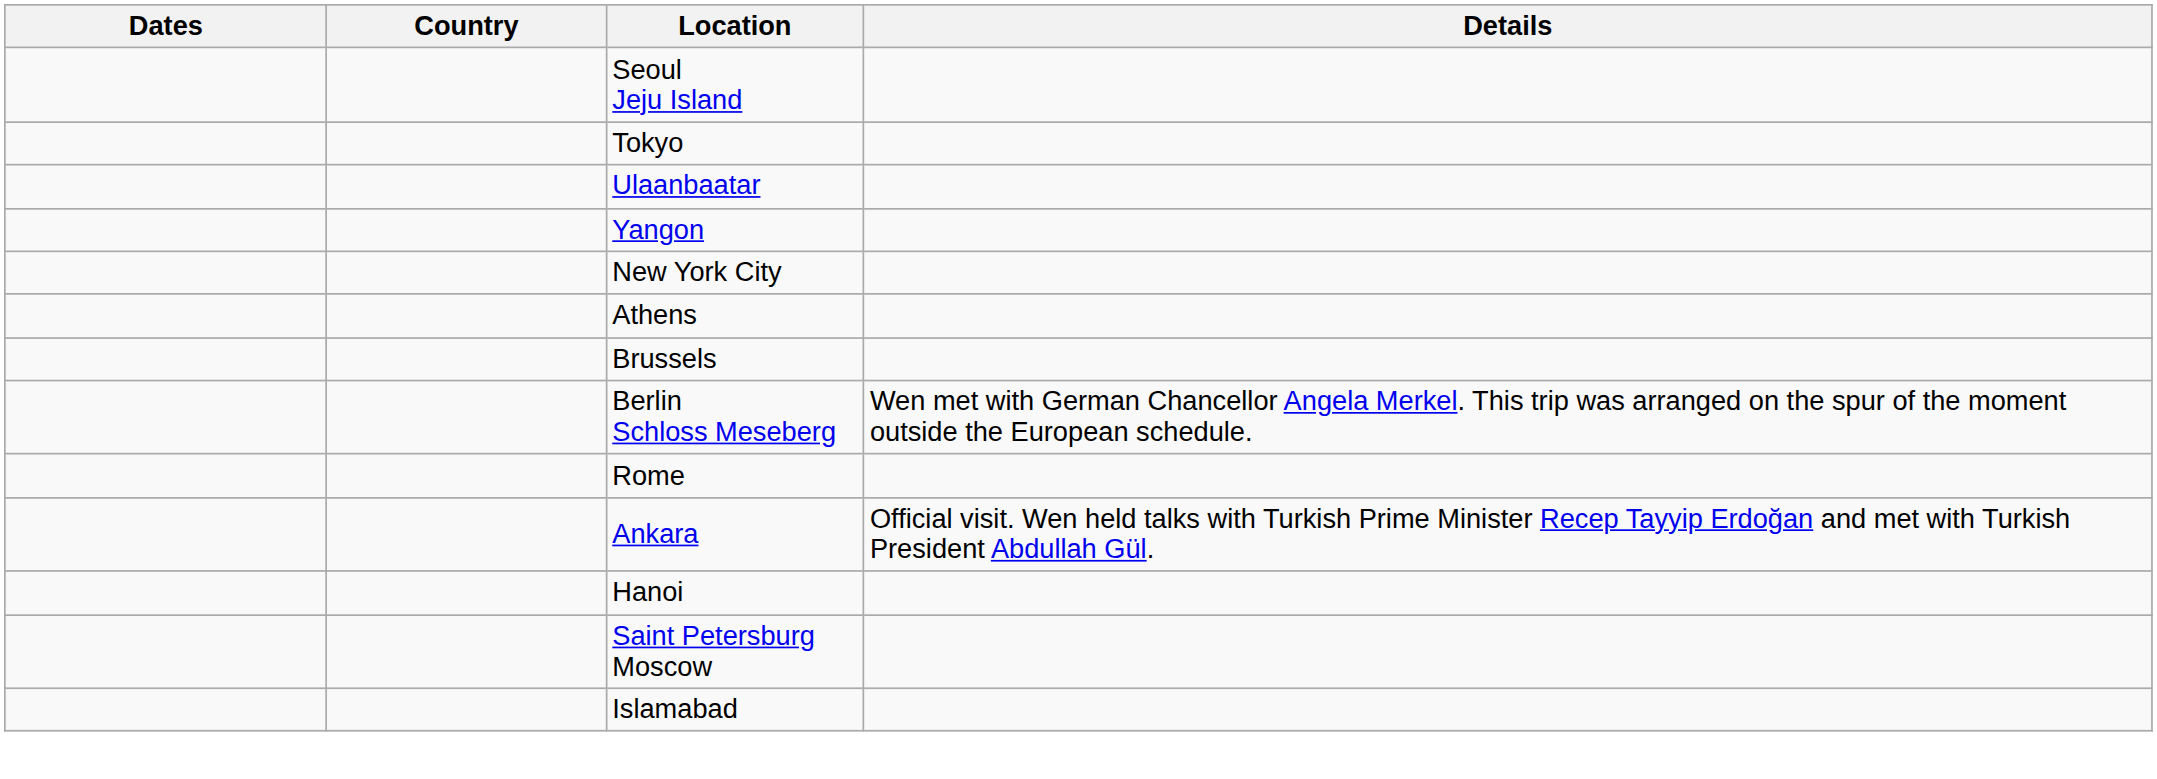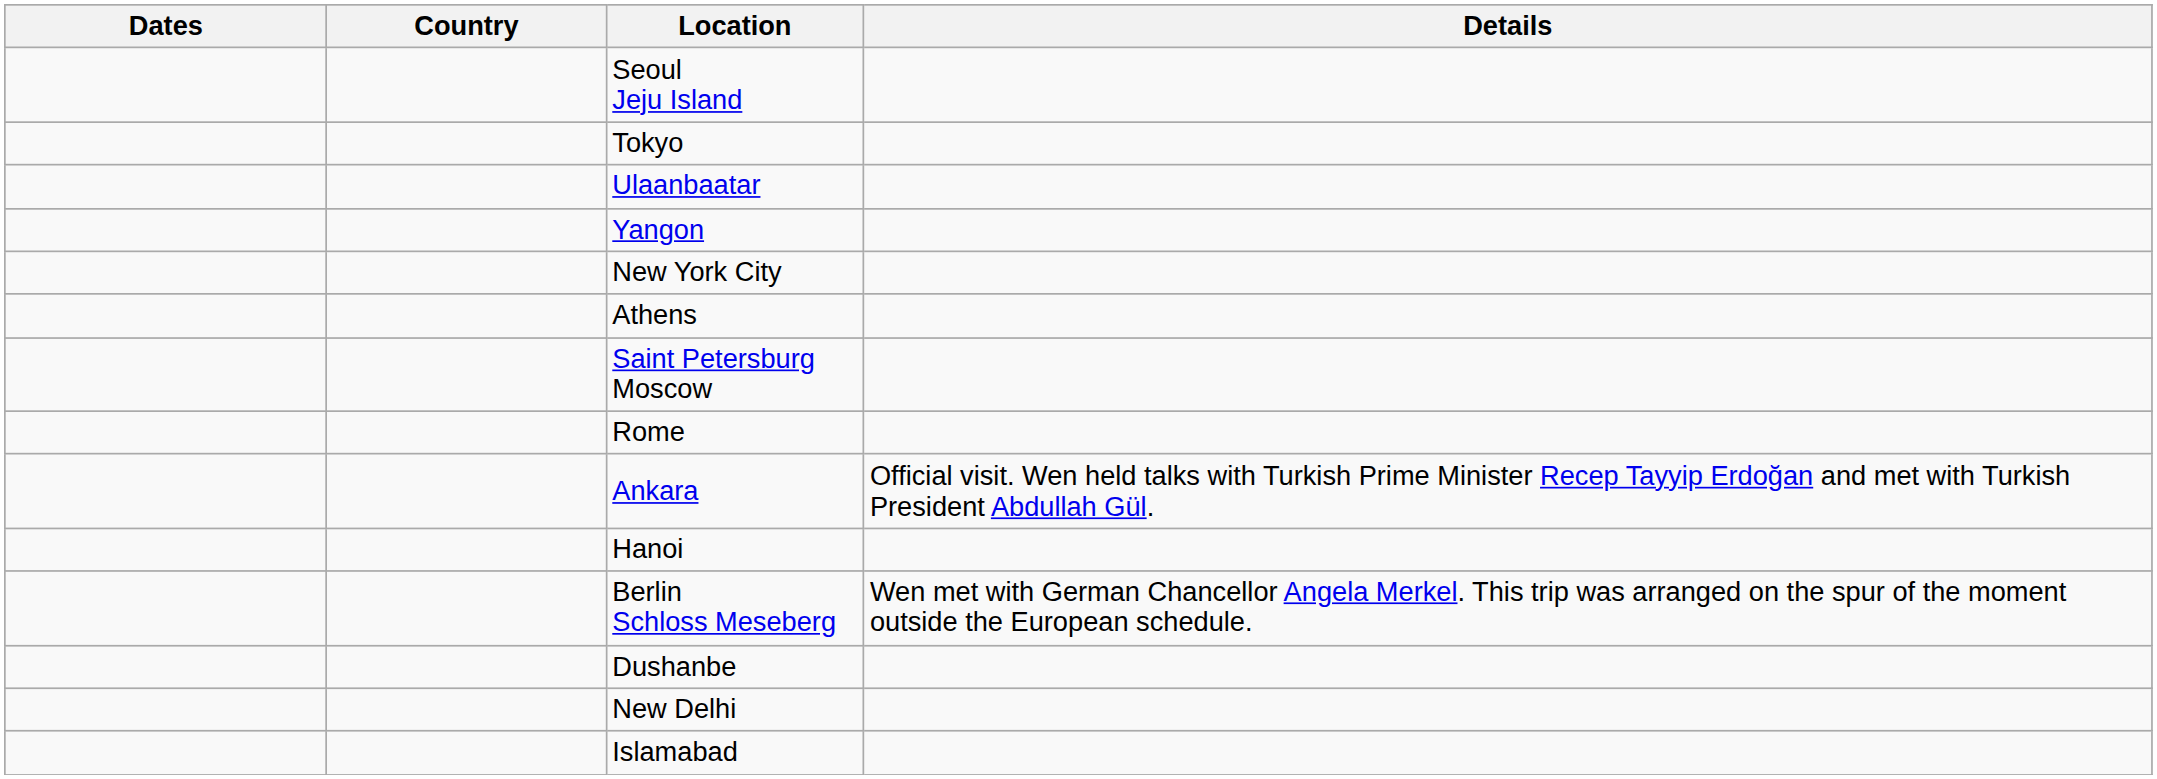- row: (664, 358)
rows swapped: (724, 417) <-> (714, 650)
+ row: (674, 666)
+ row: (674, 709)
